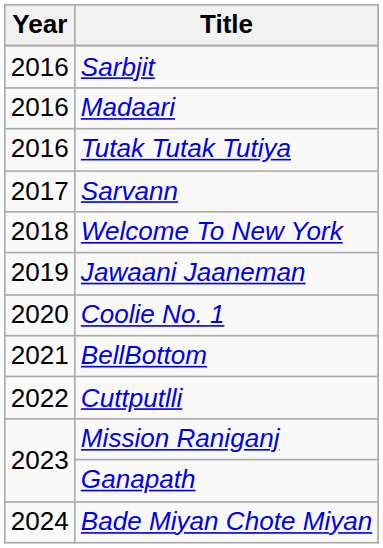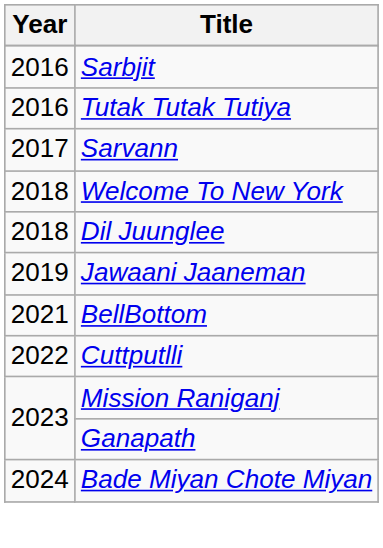- row: (128, 107)
+ row: (153, 231)
- row: (153, 314)
